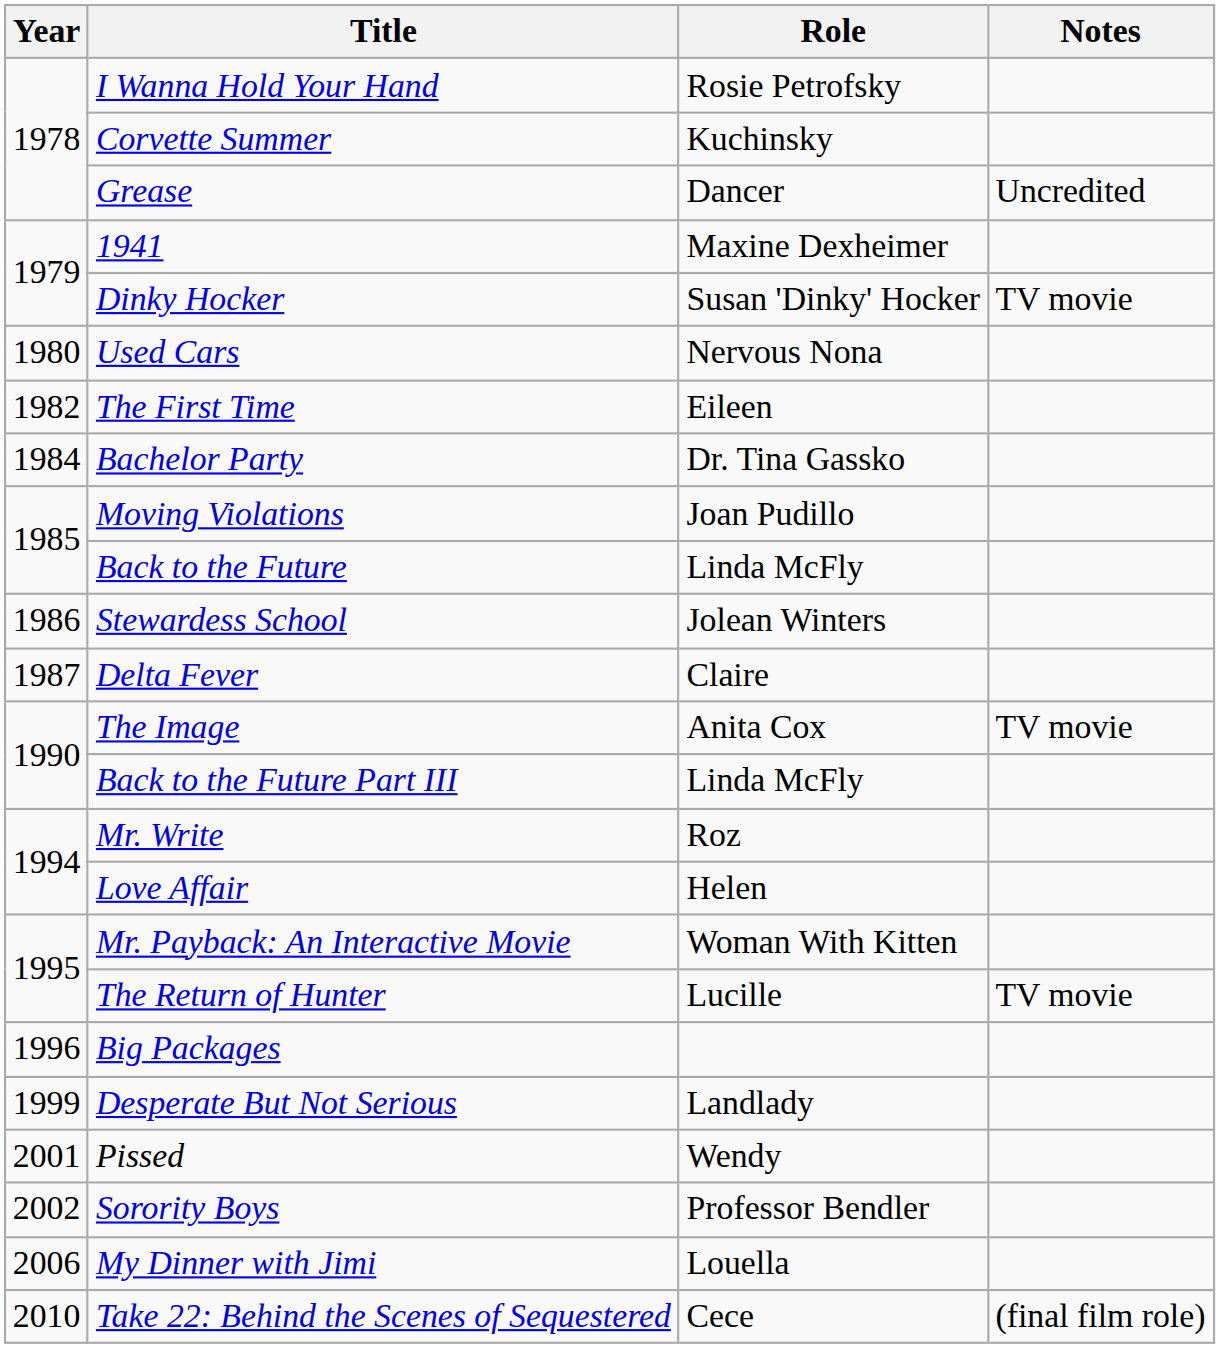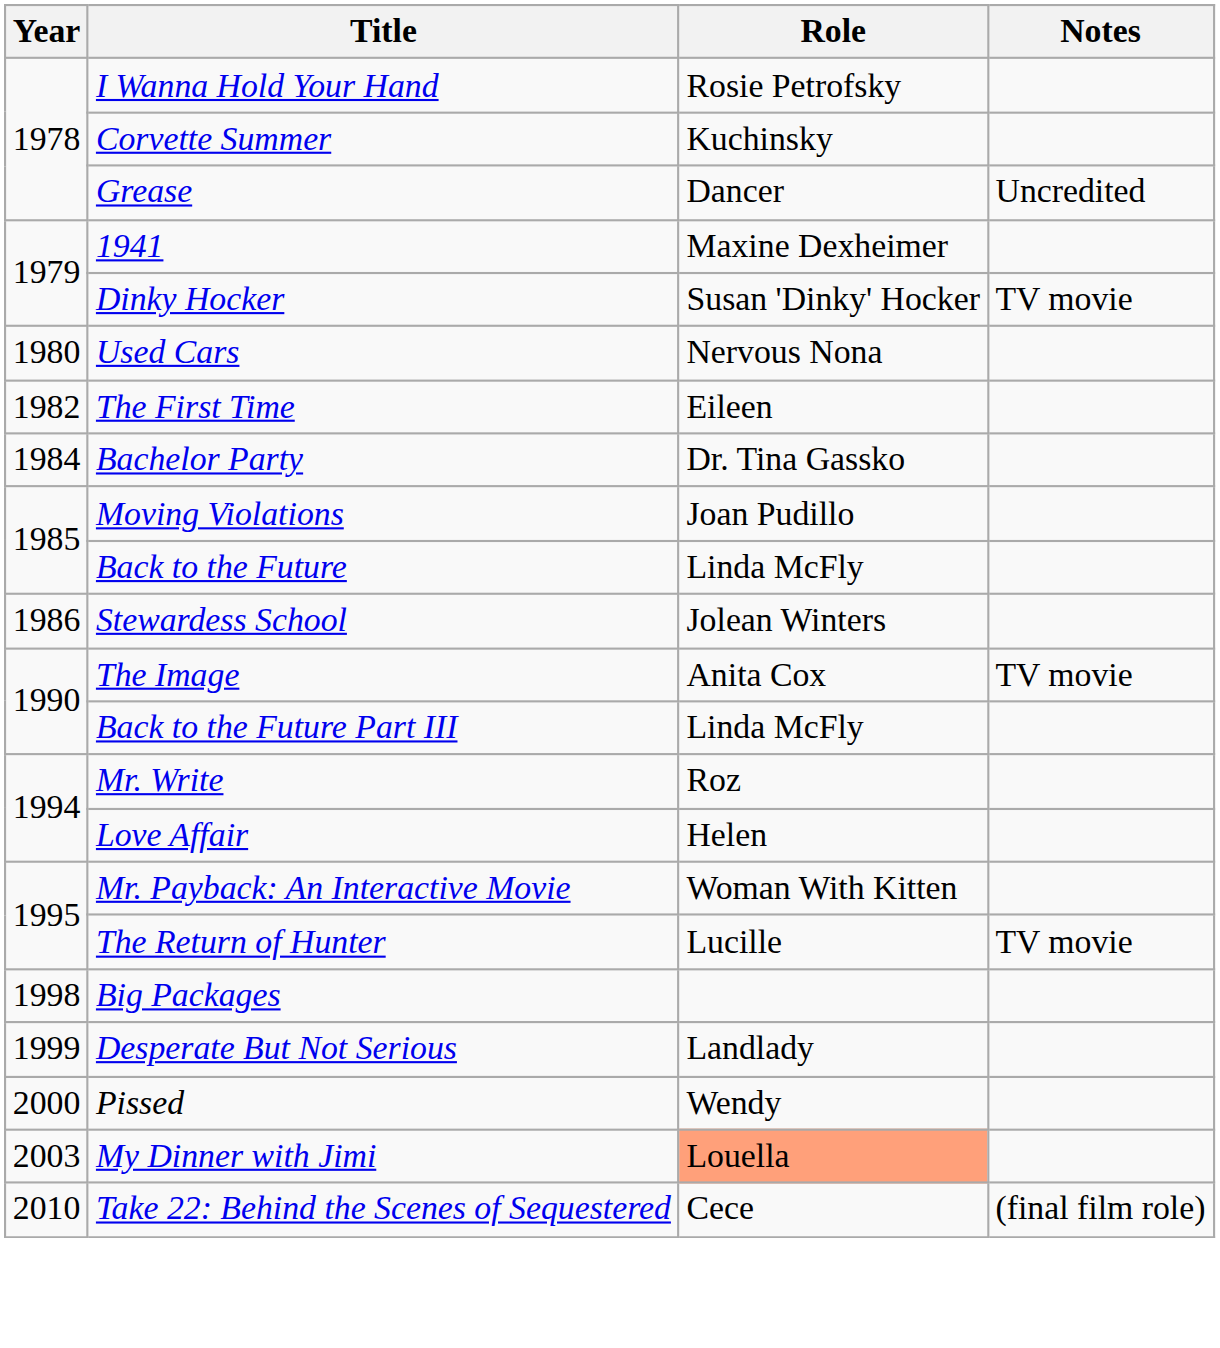- row: (177, 673)
(47, 1048) 1996 -> (47, 995) 1998
(47, 1155) 2001 -> (47, 1102) 2000
- row: (188, 1209)
(47, 1262) 2006 -> (47, 1155) 2003
(738, 1262) no background -> (738, 1155) lightsalmon background
